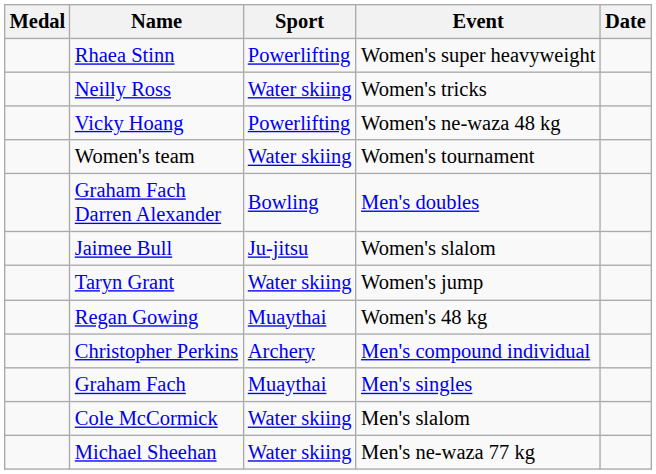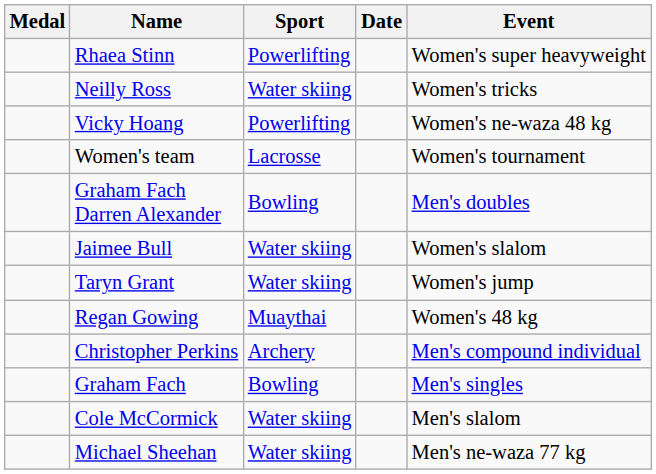columns swapped: (478, 21) <-> (625, 21)
(300, 156) Water skiing -> (284, 156) Lacrosse
(278, 248) Ju-jitsu -> (300, 248) Water skiing
(287, 384) Muaythai -> (283, 384) Bowling
